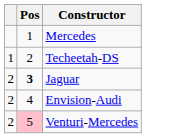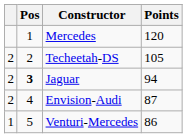+ column: (161, 14)
(11, 57) 1 -> (11, 57) 2
(11, 121) 2 -> (11, 121) 1
(30, 121) pink background -> (30, 121) no background
